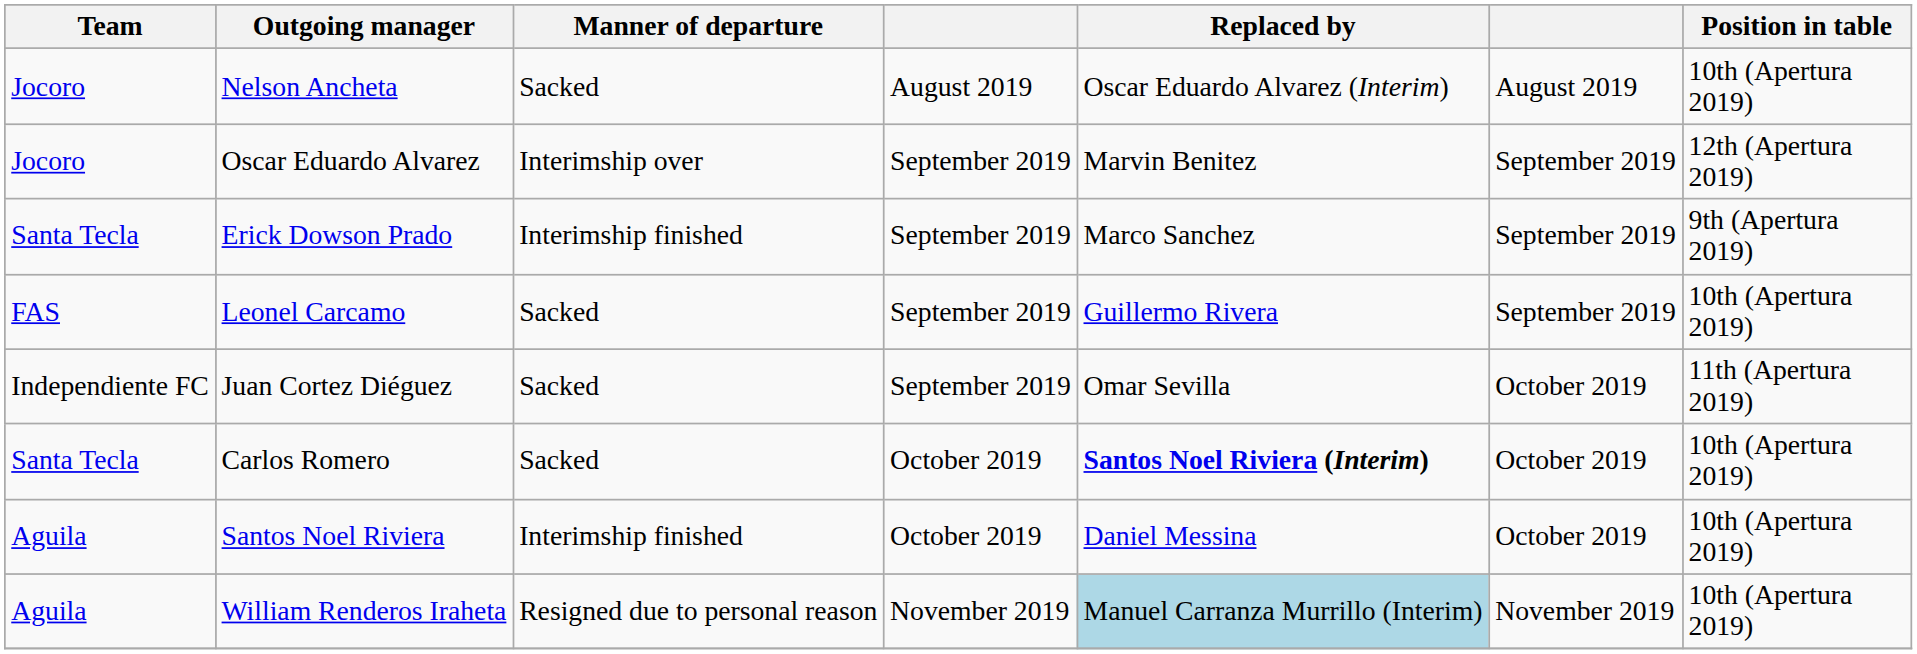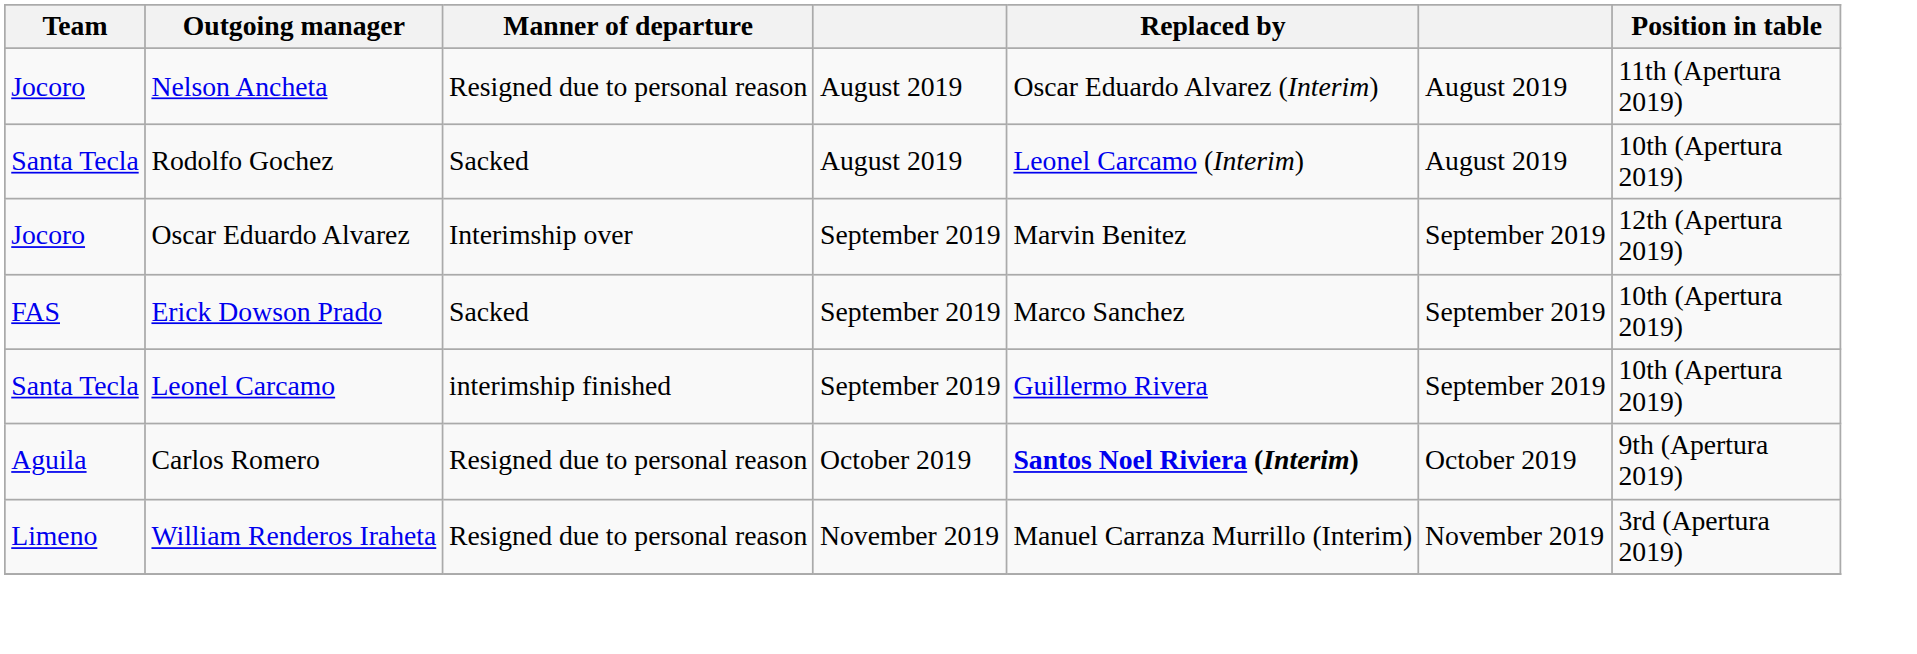(559, 85) Sacked -> (628, 85) Resigned due to personal reason
(1770, 85) 10th (Apertura 2019) -> (1700, 85) 11th (Apertura 2019)
+ row: (243, 160)
(75, 235) Santa Tecla -> (36, 311) FAS
(631, 235) Interimship finished -> (489, 311) Sacked
(1764, 235) 9th (Apertura 2019) -> (1700, 311) 10th (Apertura 2019)
(36, 311) FAS -> (75, 386) Santa Tecla
(559, 311) Sacked -> (560, 386) interimship finished
- row: (337, 386)
(75, 461) Santa Tecla -> (49, 461) Aguila
(559, 461) Sacked -> (628, 461) Resigned due to personal reason
(1770, 461) 10th (Apertura 2019) -> (1693, 461) 9th (Apertura 2019)
- row: (333, 536)
(49, 611) Aguila -> (54, 536) Limeno
(1283, 611) lightblue background -> (1213, 536) no background
(1770, 611) 10th (Apertura 2019) -> (1694, 536) 3rd (Apertura 2019)
